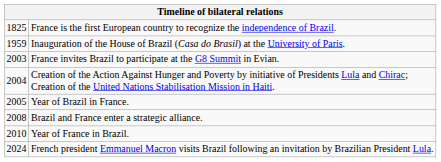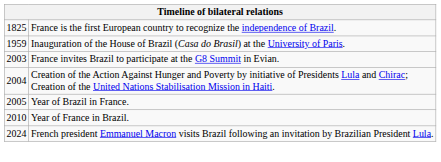- row: (117, 117)
